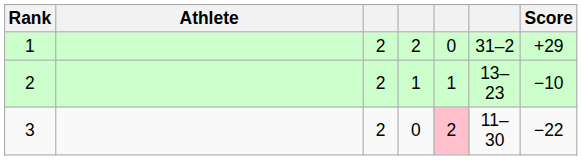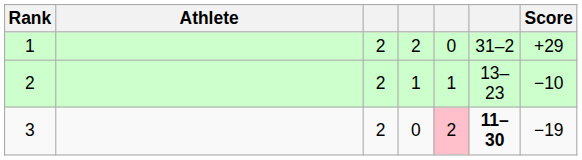(495, 130) normal -> (495, 130) bold
(549, 130) −22 -> (549, 130) −19
